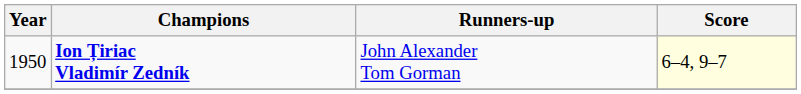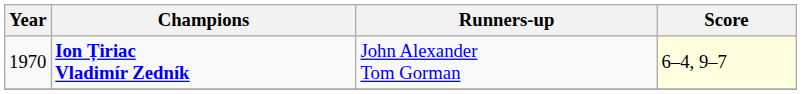(28, 62) 1950 -> (28, 62) 1970
